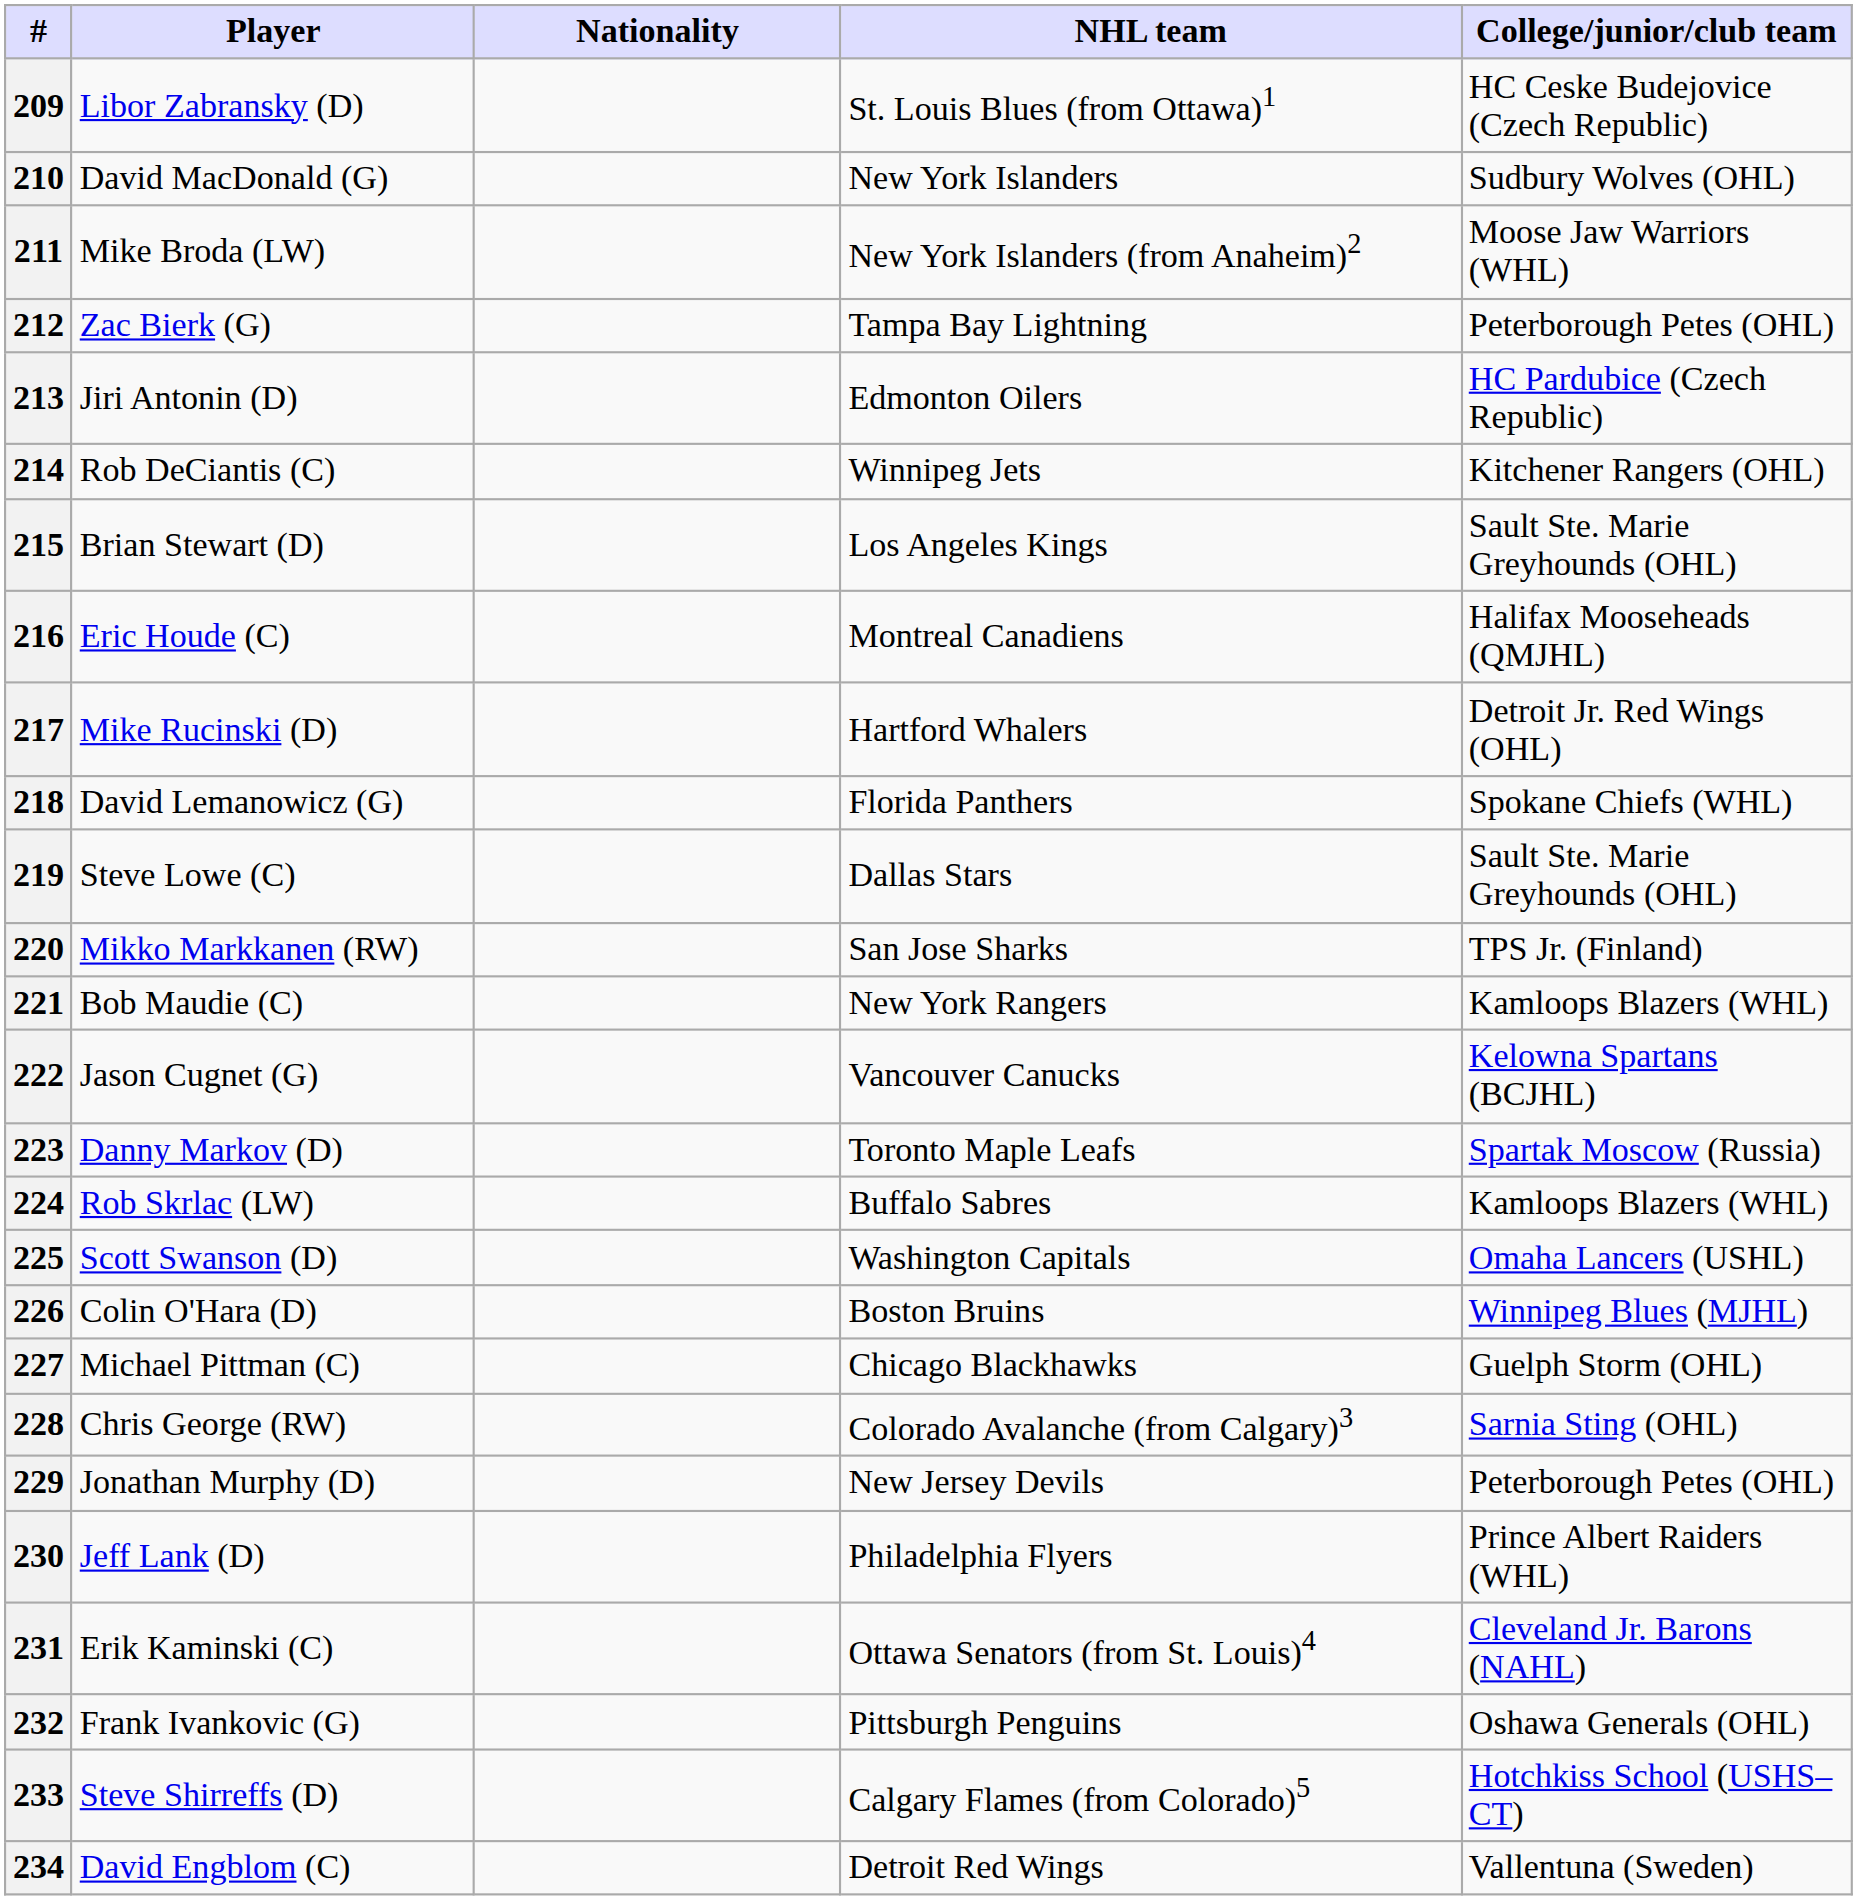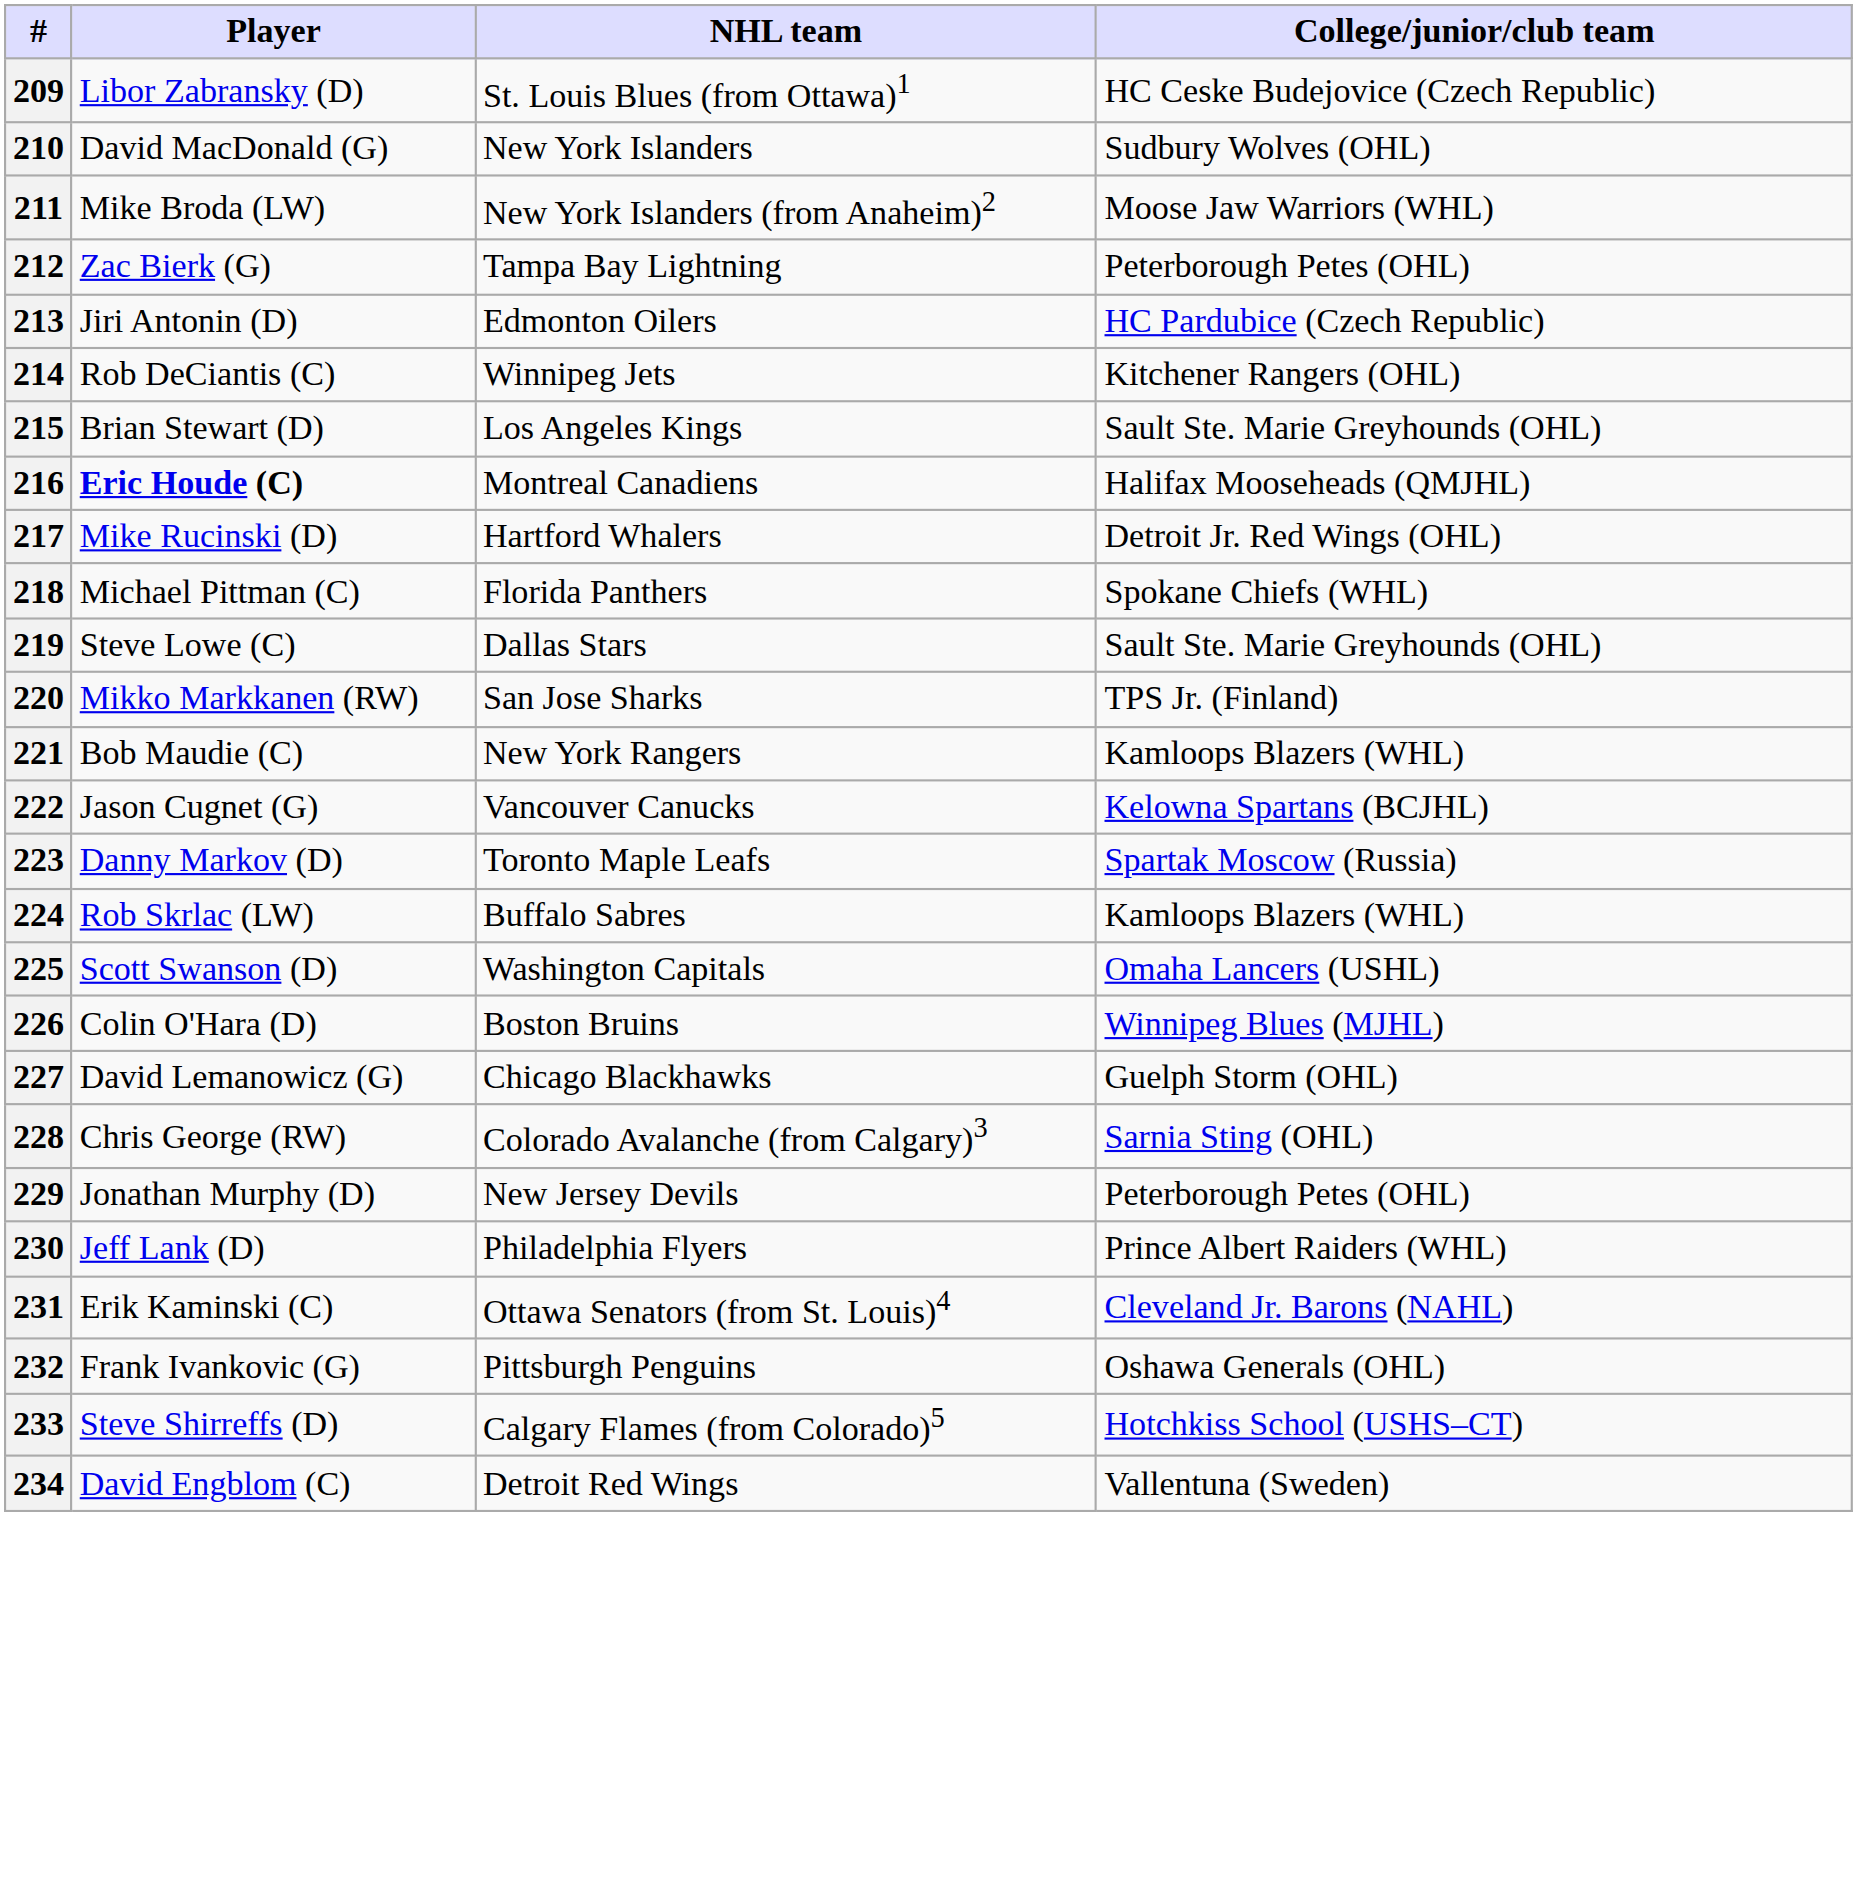- column: (658, 31)
(185, 636) normal -> (191, 482) bold
(242, 802) David Lemanowicz (G) -> (220, 590) Michael Pittman (C)
(220, 1365) Michael Pittman (C) -> (242, 1076) David Lemanowicz (G)
